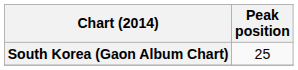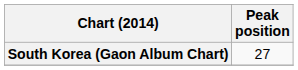(262, 53) 25 -> (262, 53) 27
